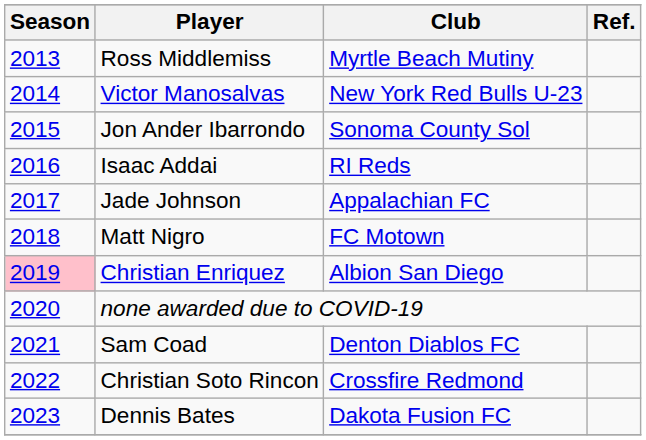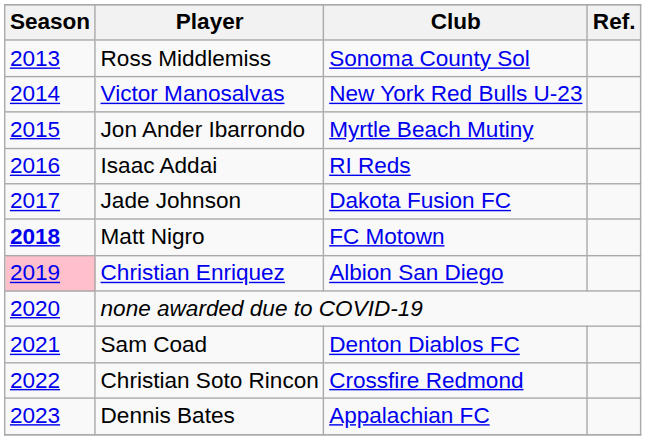(431, 58) Myrtle Beach Mutiny -> (429, 58) Sonoma County Sol
(429, 129) Sonoma County Sol -> (431, 129) Myrtle Beach Mutiny
(409, 201) Appalachian FC -> (420, 201) Dakota Fusion FC
(35, 237) normal -> (35, 237) bold
(420, 415) Dakota Fusion FC -> (409, 415) Appalachian FC
